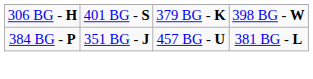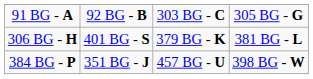+ row: (42, 16)
(268, 16) 398 BG - W -> (268, 39) 381 BG - L
(268, 39) 381 BG - L -> (268, 62) 398 BG - W
